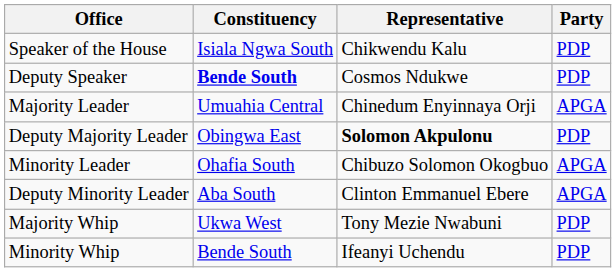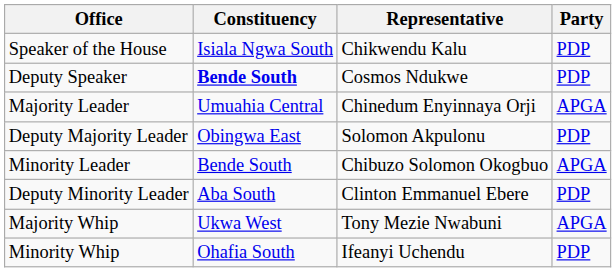(417, 135) bold -> (413, 135) normal
(246, 164) Ohafia South -> (244, 164) Bende South
(582, 194) APGA -> (573, 194) PDP
(573, 223) PDP -> (582, 223) APGA
(244, 252) Bende South -> (246, 252) Ohafia South
